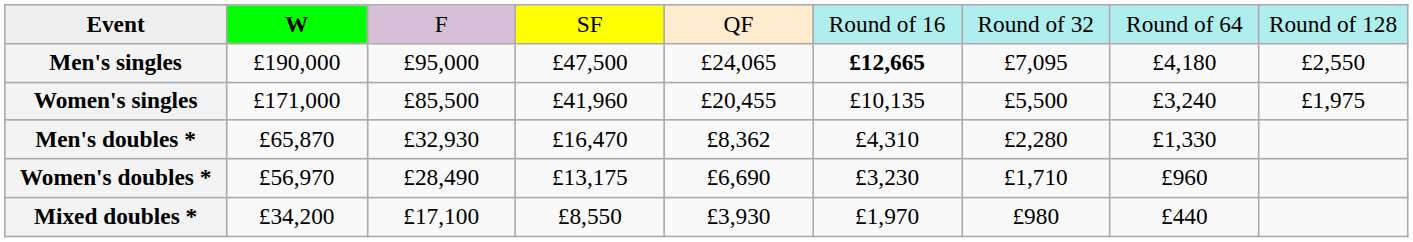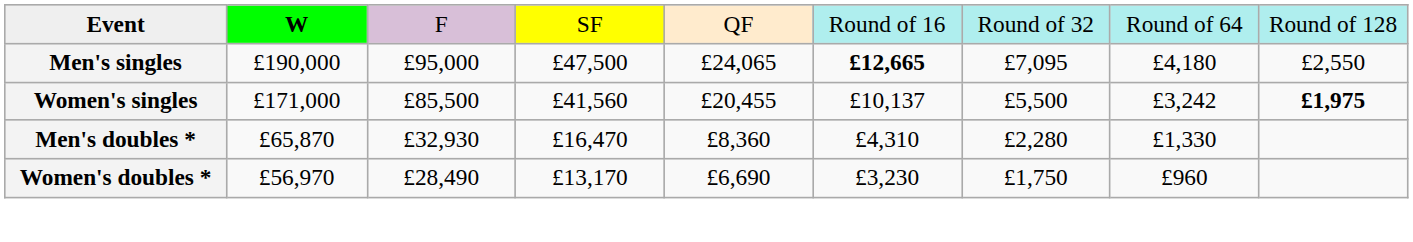(590, 101) £41,960 -> (590, 101) £41,560
(887, 101) £10,135 -> (887, 101) £10,137
(1184, 101) £3,240 -> (1184, 101) £3,242
(1333, 101) normal -> (1333, 101) bold
(738, 139) £8,362 -> (738, 139) £8,360
(590, 178) £13,175 -> (590, 178) £13,170
(1036, 178) £1,710 -> (1036, 178) £1,750
- row: (116, 216)
